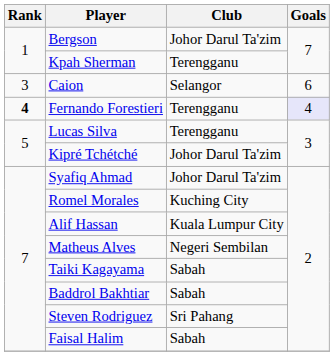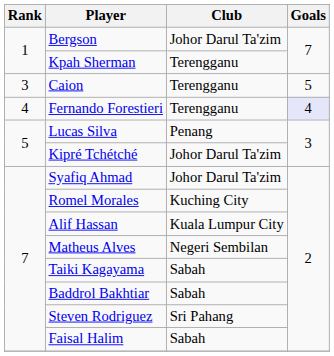(196, 85) Selangor -> (204, 85) Terengganu
(308, 85) 6 -> (308, 85) 5
(25, 108) bold -> (25, 108) normal
(204, 131) Terengganu -> (191, 131) Penang
